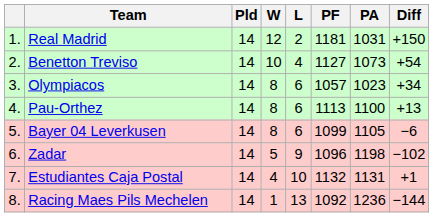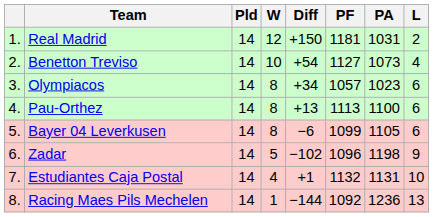columns swapped: (298, 16) <-> (409, 16)
